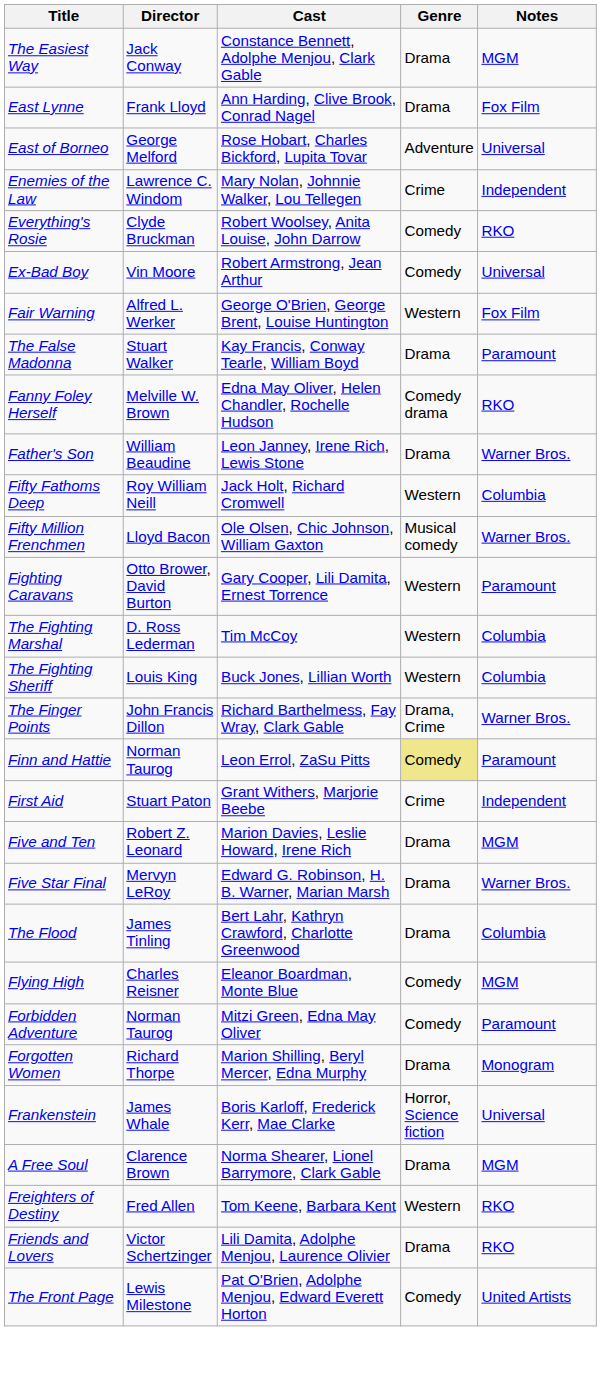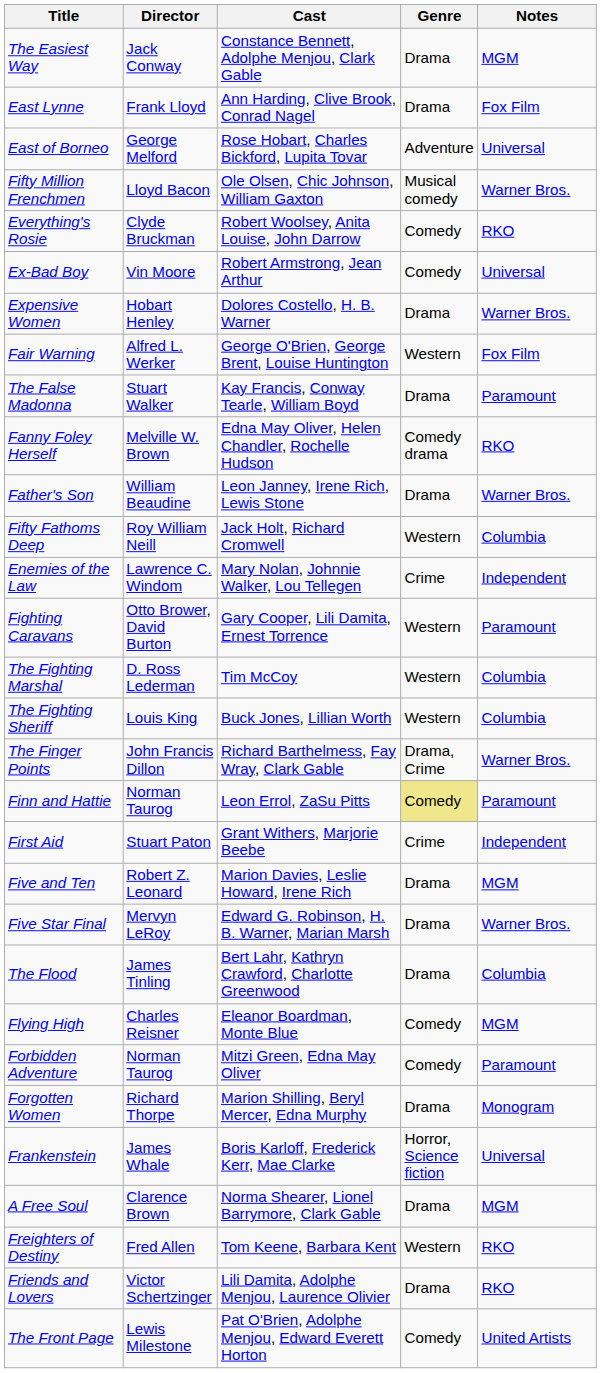rows swapped: (59, 189) <-> (46, 536)
+ row: (43, 313)
